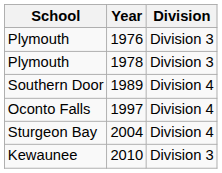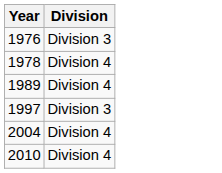- column: (56, 16)
(182, 62) Division 3 -> (79, 62) Division 4
(182, 109) Division 4 -> (79, 109) Division 3
(182, 156) Division 3 -> (79, 156) Division 4
